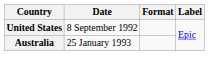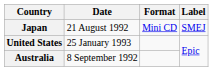+ row: (34, 27)
(102, 27) 8 September 1992 -> (99, 43) 25 January 1993
(99, 43) 25 January 1993 -> (102, 58) 8 September 1992
